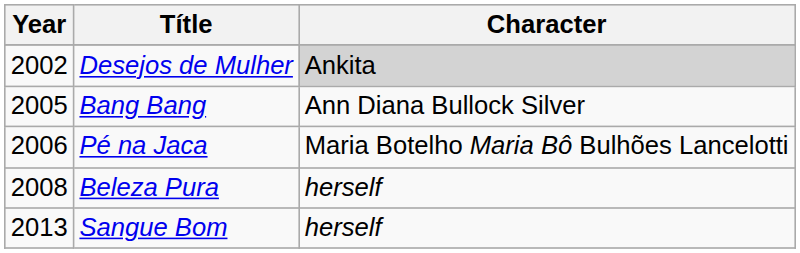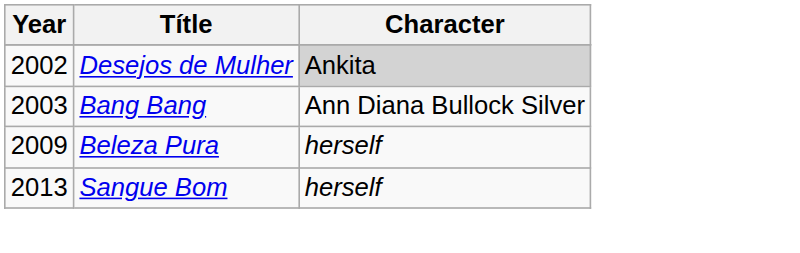(39, 106) 2005 -> (39, 106) 2003
- row: (144, 146)
(39, 187) 2008 -> (39, 146) 2009
